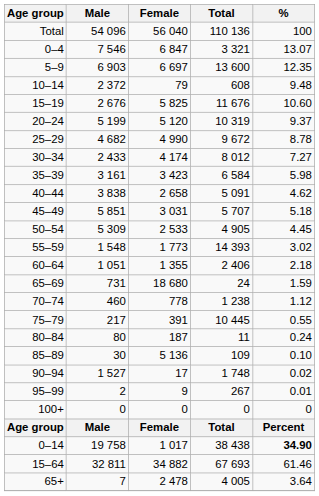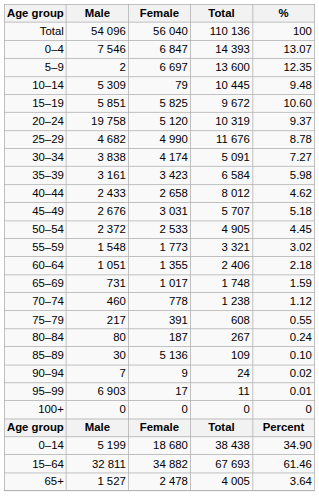(236, 49) 3 321 -> (233, 49) 14 393
(112, 67) 6 903 -> (123, 67) 2
(112, 85) 2 372 -> (112, 85) 5 309
(240, 85) 608 -> (233, 85) 10 445
(112, 103) 2 676 -> (112, 103) 5 851
(233, 103) 11 676 -> (236, 103) 9 672
(112, 121) 5 199 -> (108, 121) 19 758
(236, 139) 9 672 -> (233, 139) 11 676
(112, 157) 2 433 -> (112, 157) 3 838
(236, 157) 8 012 -> (236, 157) 5 091
(112, 193) 3 838 -> (112, 193) 2 433
(236, 193) 5 091 -> (236, 193) 8 012
(112, 211) 5 851 -> (112, 211) 2 676
(112, 229) 5 309 -> (112, 229) 2 372
(233, 247) 14 393 -> (236, 247) 3 321
(170, 283) 18 680 -> (174, 283) 1 017
(244, 283) 24 -> (236, 283) 1 748
(233, 319) 10 445 -> (240, 319) 608
(244, 337) 11 -> (240, 337) 267
(112, 373) 1 527 -> (123, 373) 7
(182, 373) 17 -> (185, 373) 9
(236, 373) 1 748 -> (244, 373) 24
(123, 391) 2 -> (112, 391) 6 903
(185, 391) 9 -> (182, 391) 17
(240, 391) 267 -> (244, 391) 11
(108, 445) 19 758 -> (112, 445) 5 199
(174, 445) 1 017 -> (170, 445) 18 680
(298, 445) bold -> (298, 445) normal
(123, 481) 7 -> (112, 481) 1 527
